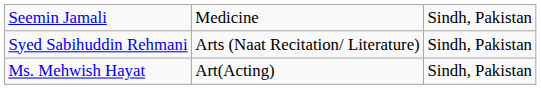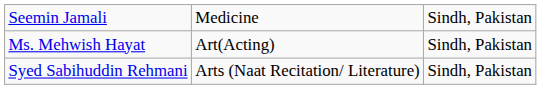rows swapped: (98, 44) <-> (77, 71)
